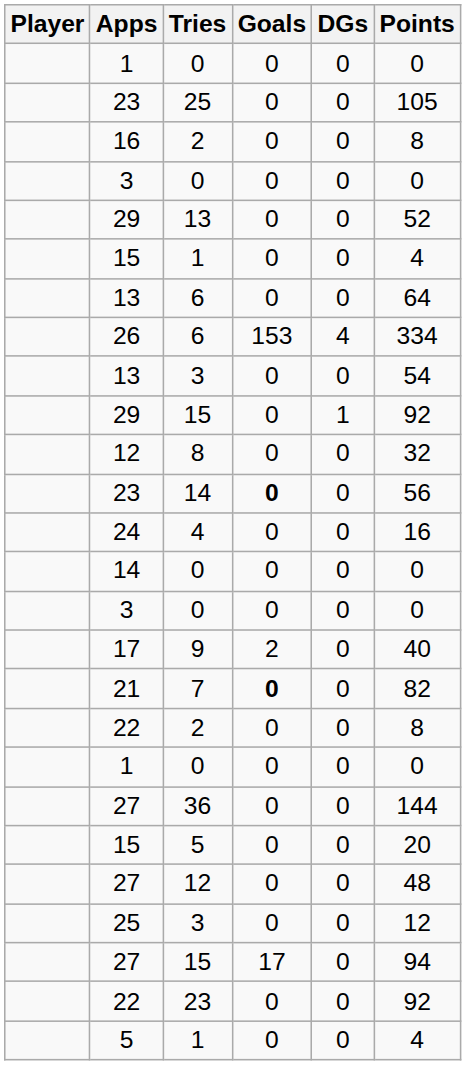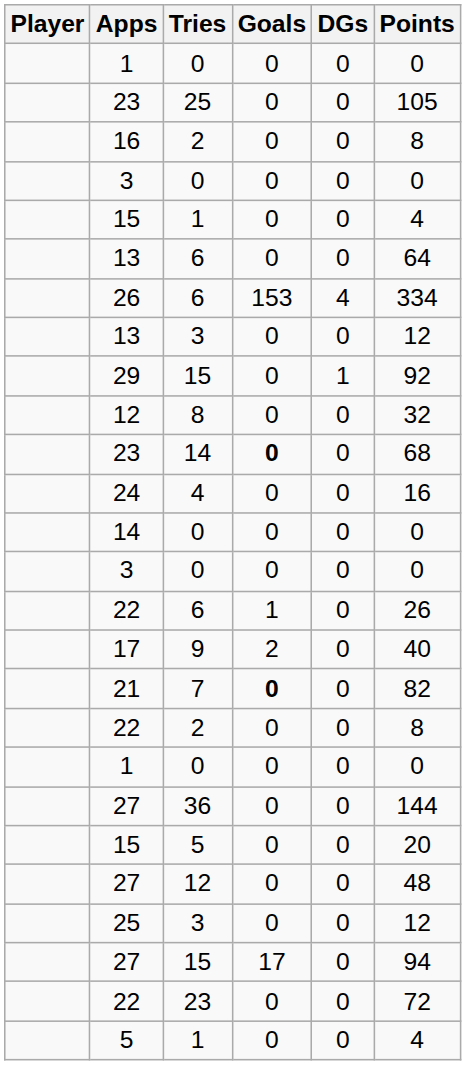- row: (127, 219)
(417, 375) 54 -> (417, 336) 12
(417, 492) 56 -> (417, 453) 68
+ row: (127, 610)
(417, 1000) 92 -> (417, 1000) 72
